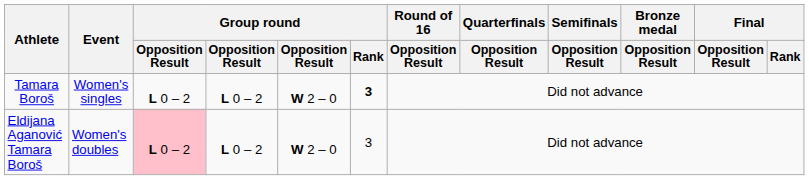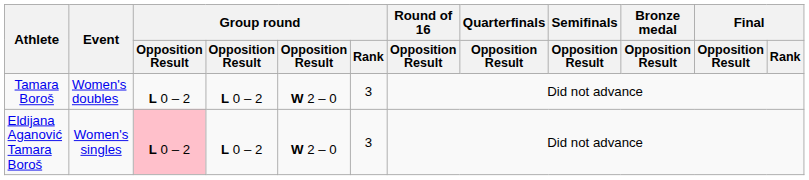(101, 92) Women's singles -> (99, 92) Women's doubles
(368, 92) bold -> (368, 92) normal
(99, 142) Women's doubles -> (101, 142) Women's singles
